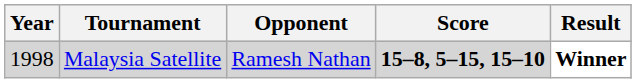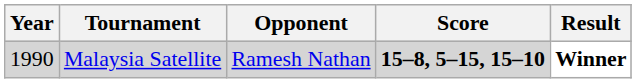(32, 59) 1998 -> (32, 59) 1990
